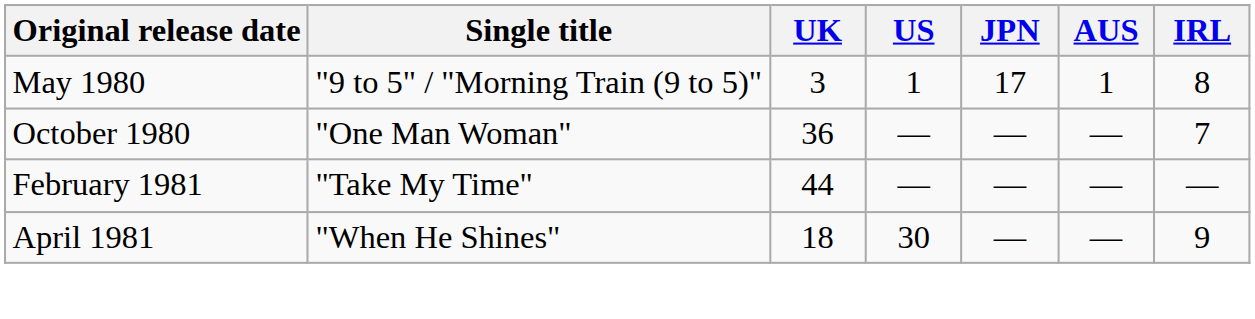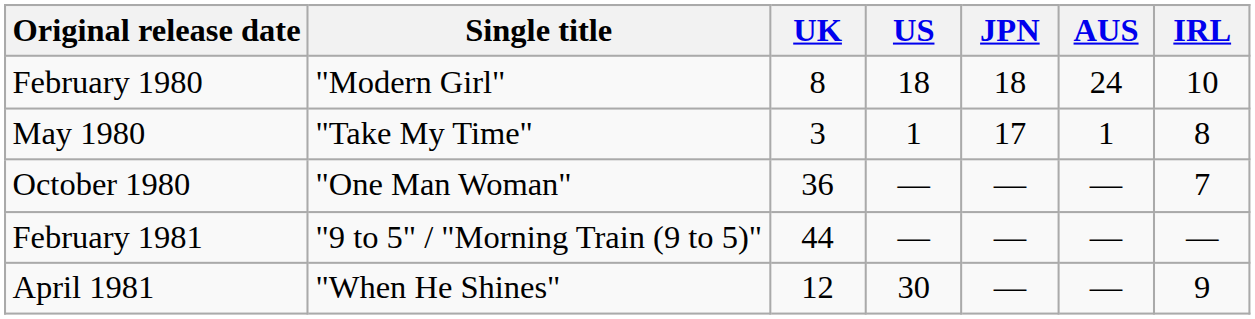+ row: (108, 81)
(539, 81) "9 to 5" / "Morning Train (9 to 5)" -> (424, 133) "Take My Time"
(424, 184) "Take My Time" -> (539, 236) "9 to 5" / "Morning Train (9 to 5)"
(818, 236) 18 -> (818, 287) 12
